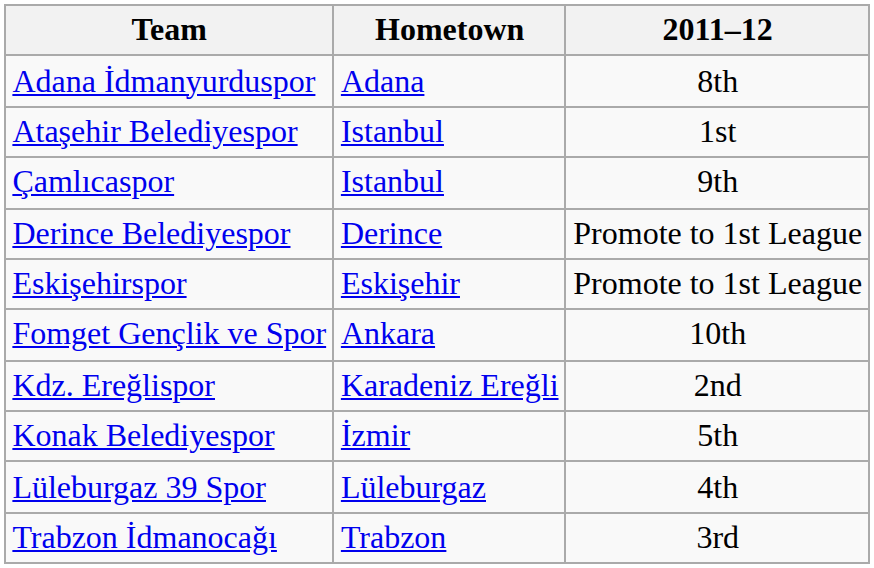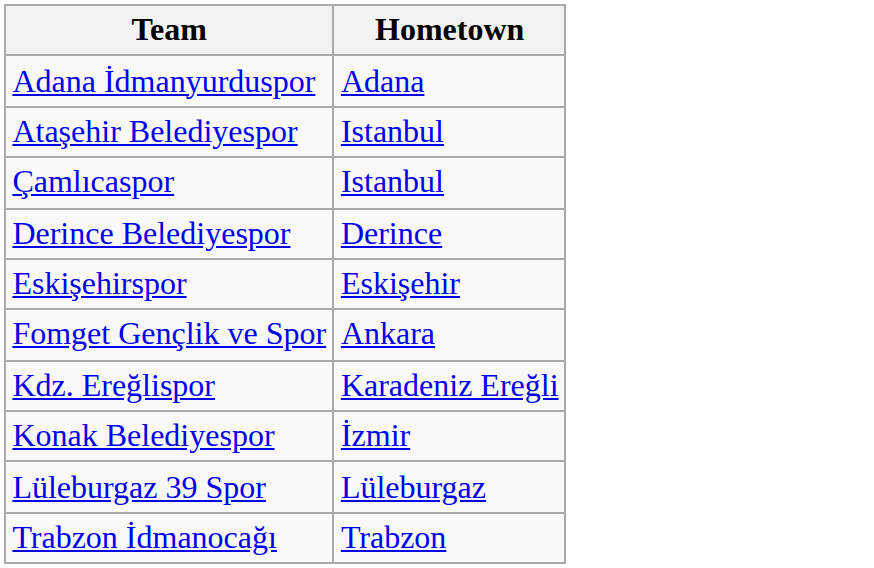- column: (718, 29)
